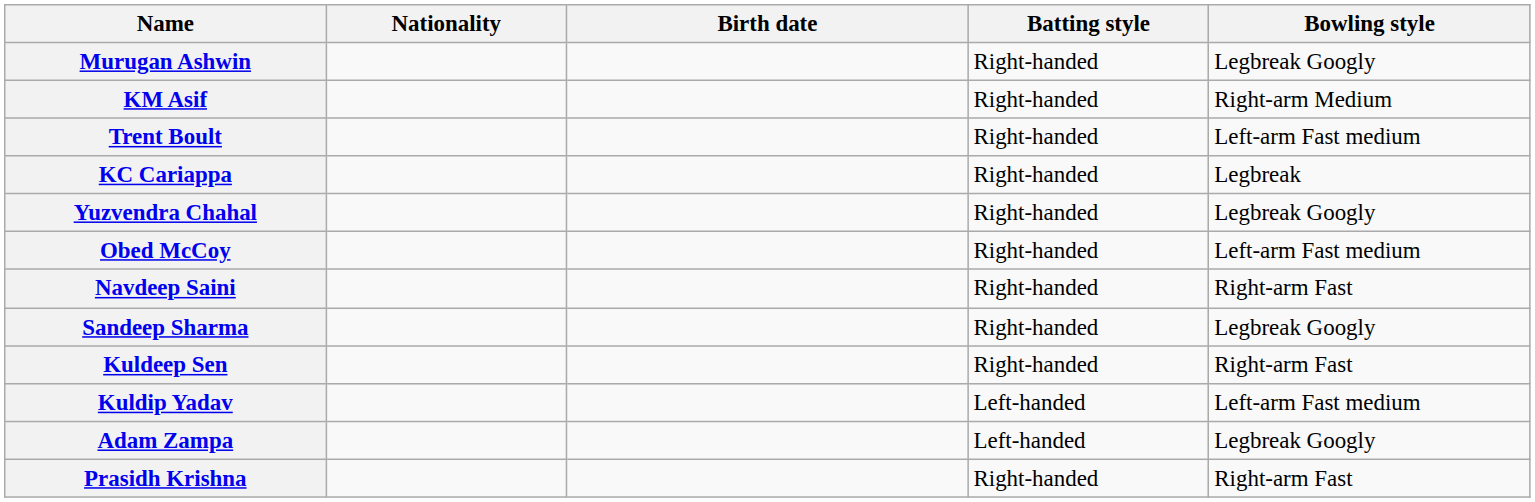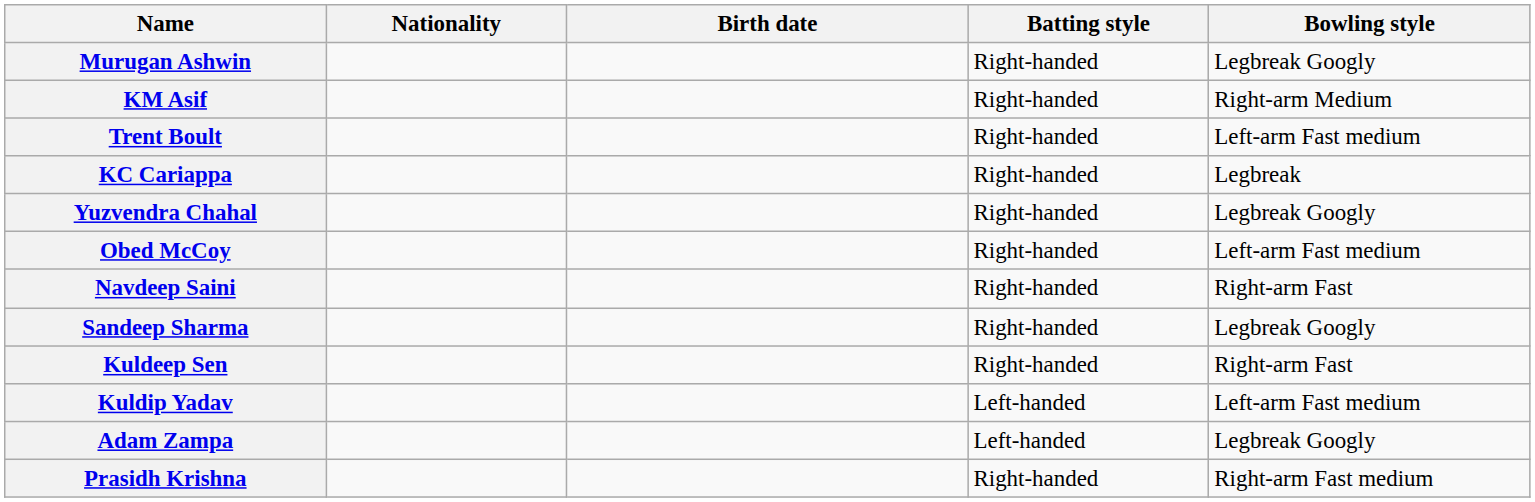(1283, 477) Right-arm Fast -> (1324, 477) Right-arm Fast medium
